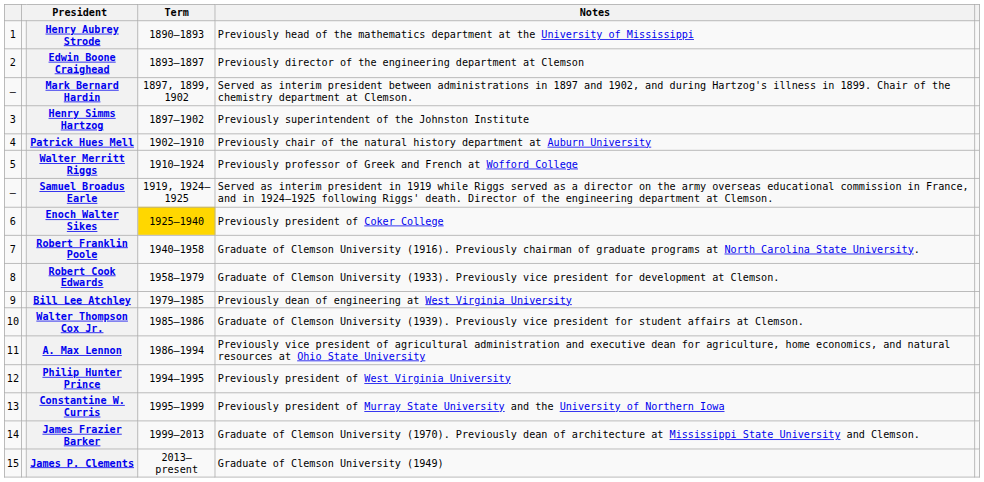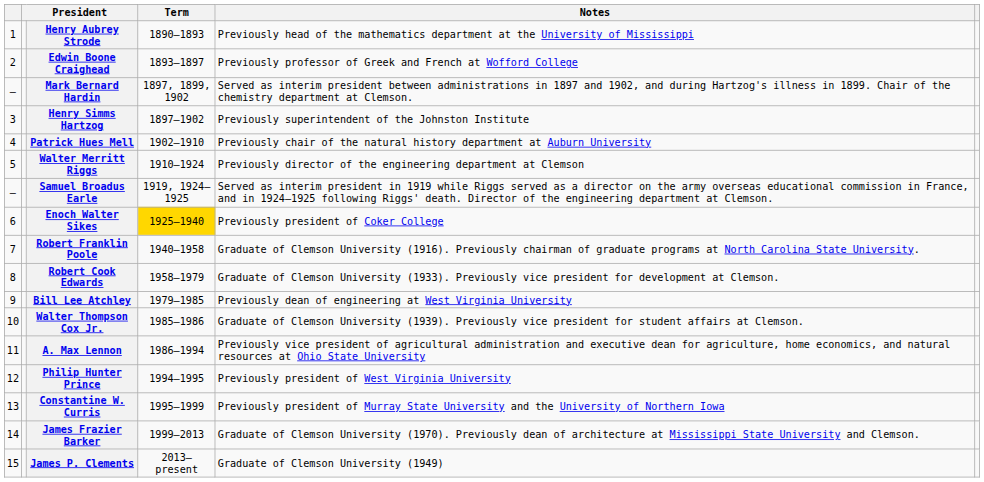(401, 63) Previously director of the engineering department at Clemson -> (398, 63) Previously professor of Greek and French at Wofford College
(398, 164) Previously professor of Greek and French at Wofford College -> (401, 164) Previously director of the engineering department at Clemson
